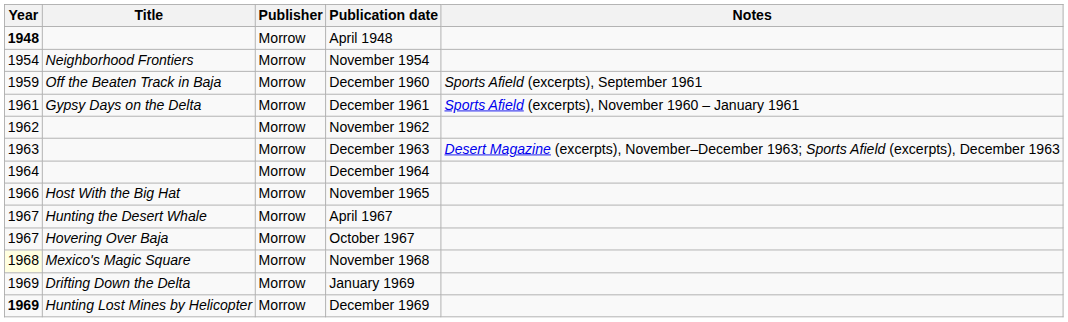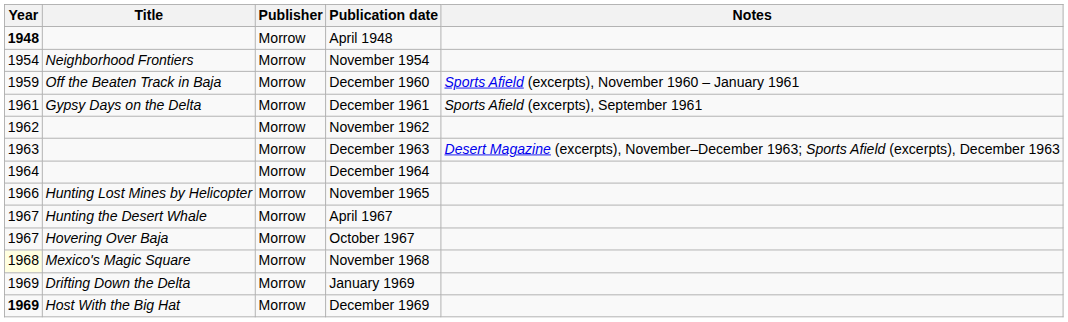(573, 82) Sports Afield (excerpts), September 1961 -> (622, 82) Sports Afield (excerpts), November 1960 – January 1961
(622, 104) Sports Afield (excerpts), November 1960 – January 1961 -> (573, 104) Sports Afield (excerpts), September 1961
(113, 194) Host With the Big Hat -> (149, 194) Hunting Lost Mines by Helicopter
(149, 305) Hunting Lost Mines by Helicopter -> (113, 305) Host With the Big Hat
